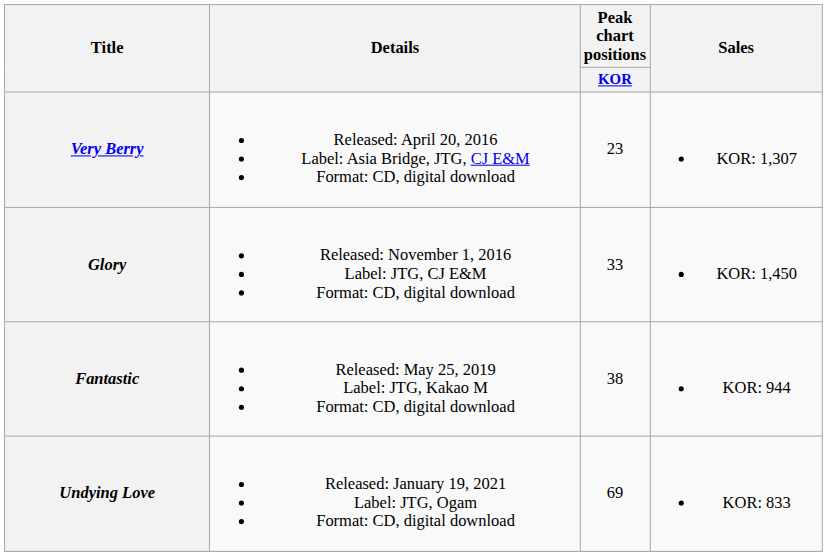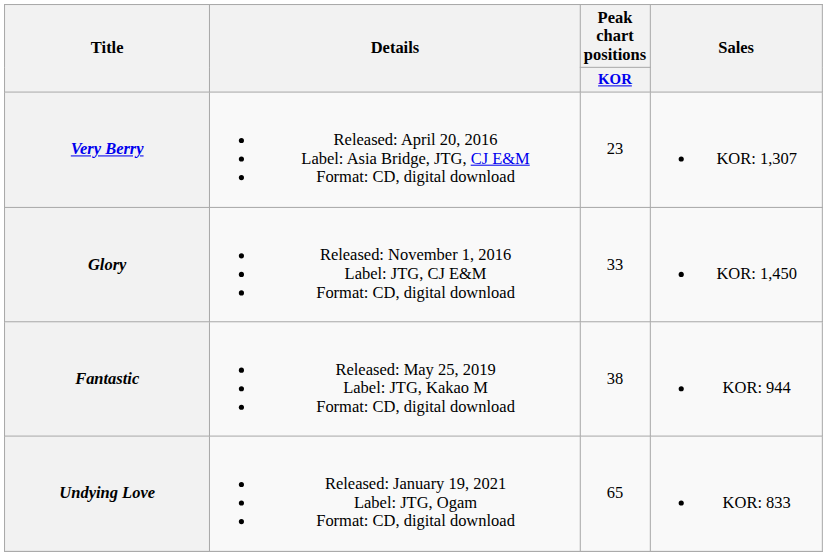(615, 493) 69 -> (615, 493) 65
